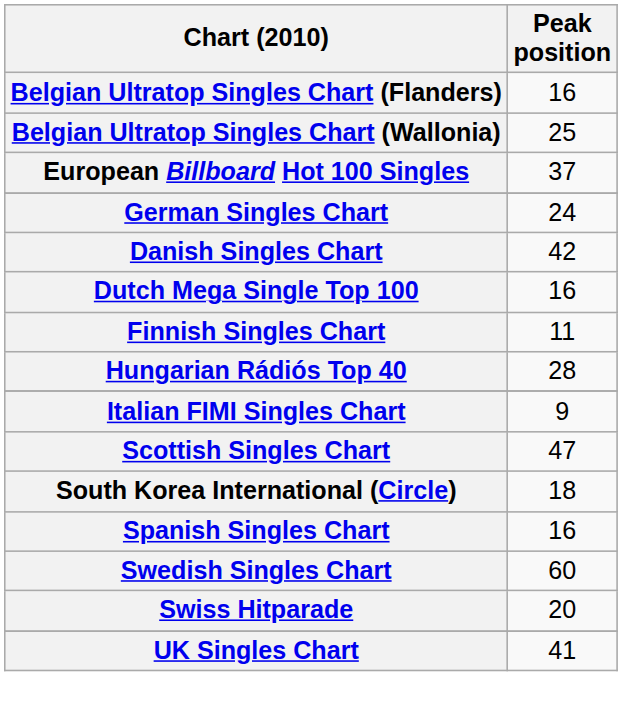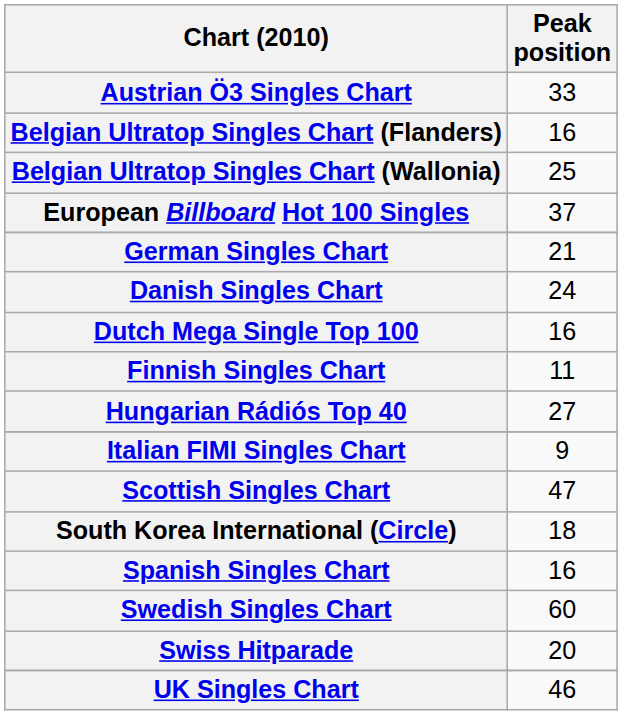+ row: (256, 92)
(562, 212) 24 -> (562, 251) 21
(562, 251) 42 -> (562, 291) 24
(562, 371) 28 -> (562, 411) 27
(562, 650) 41 -> (562, 690) 46
